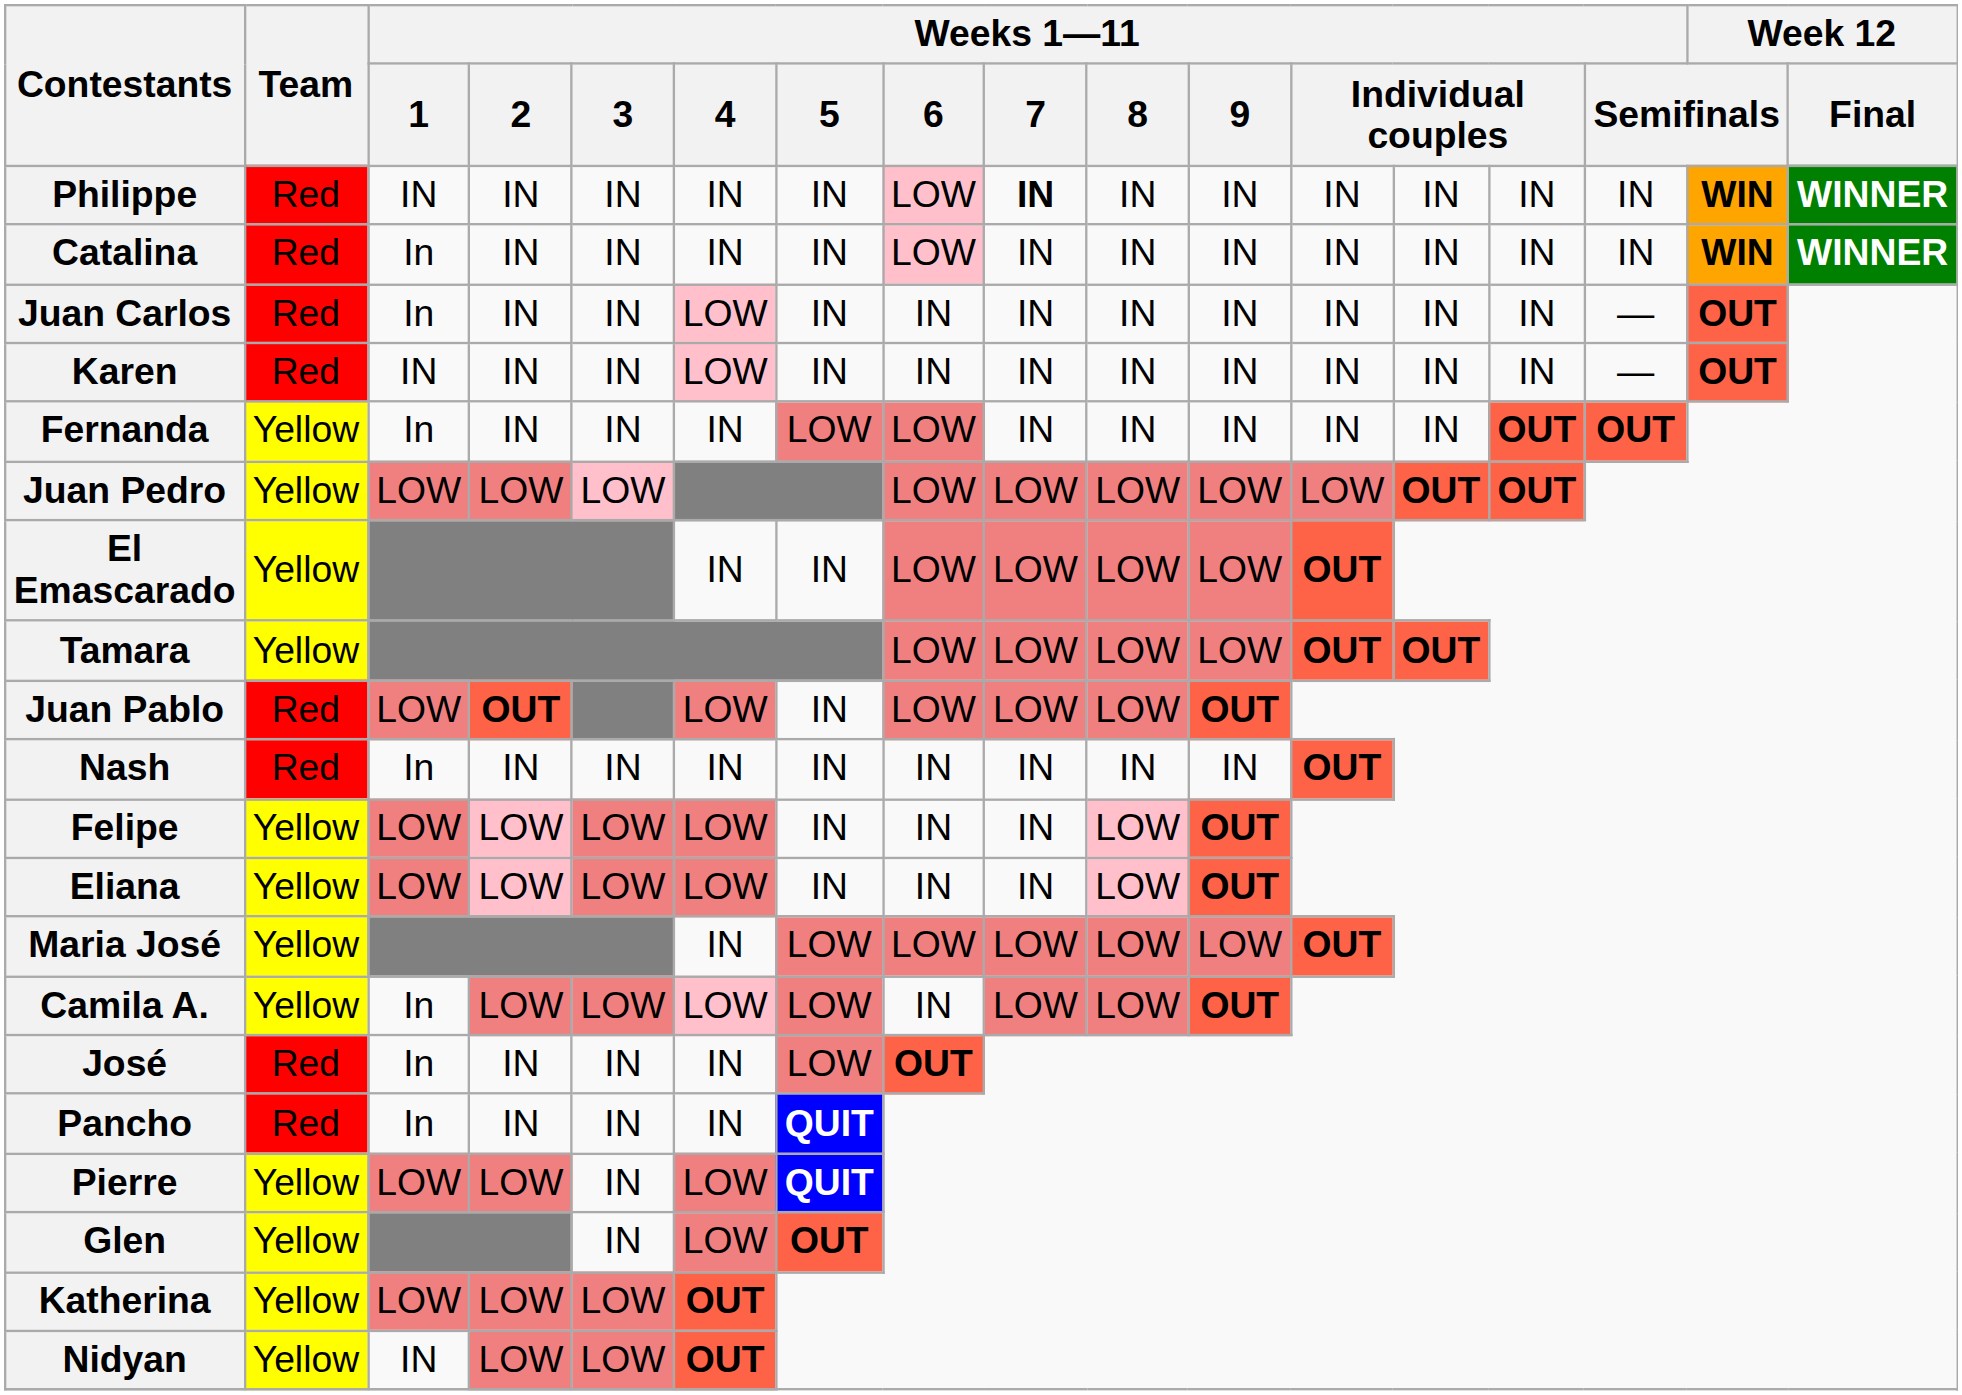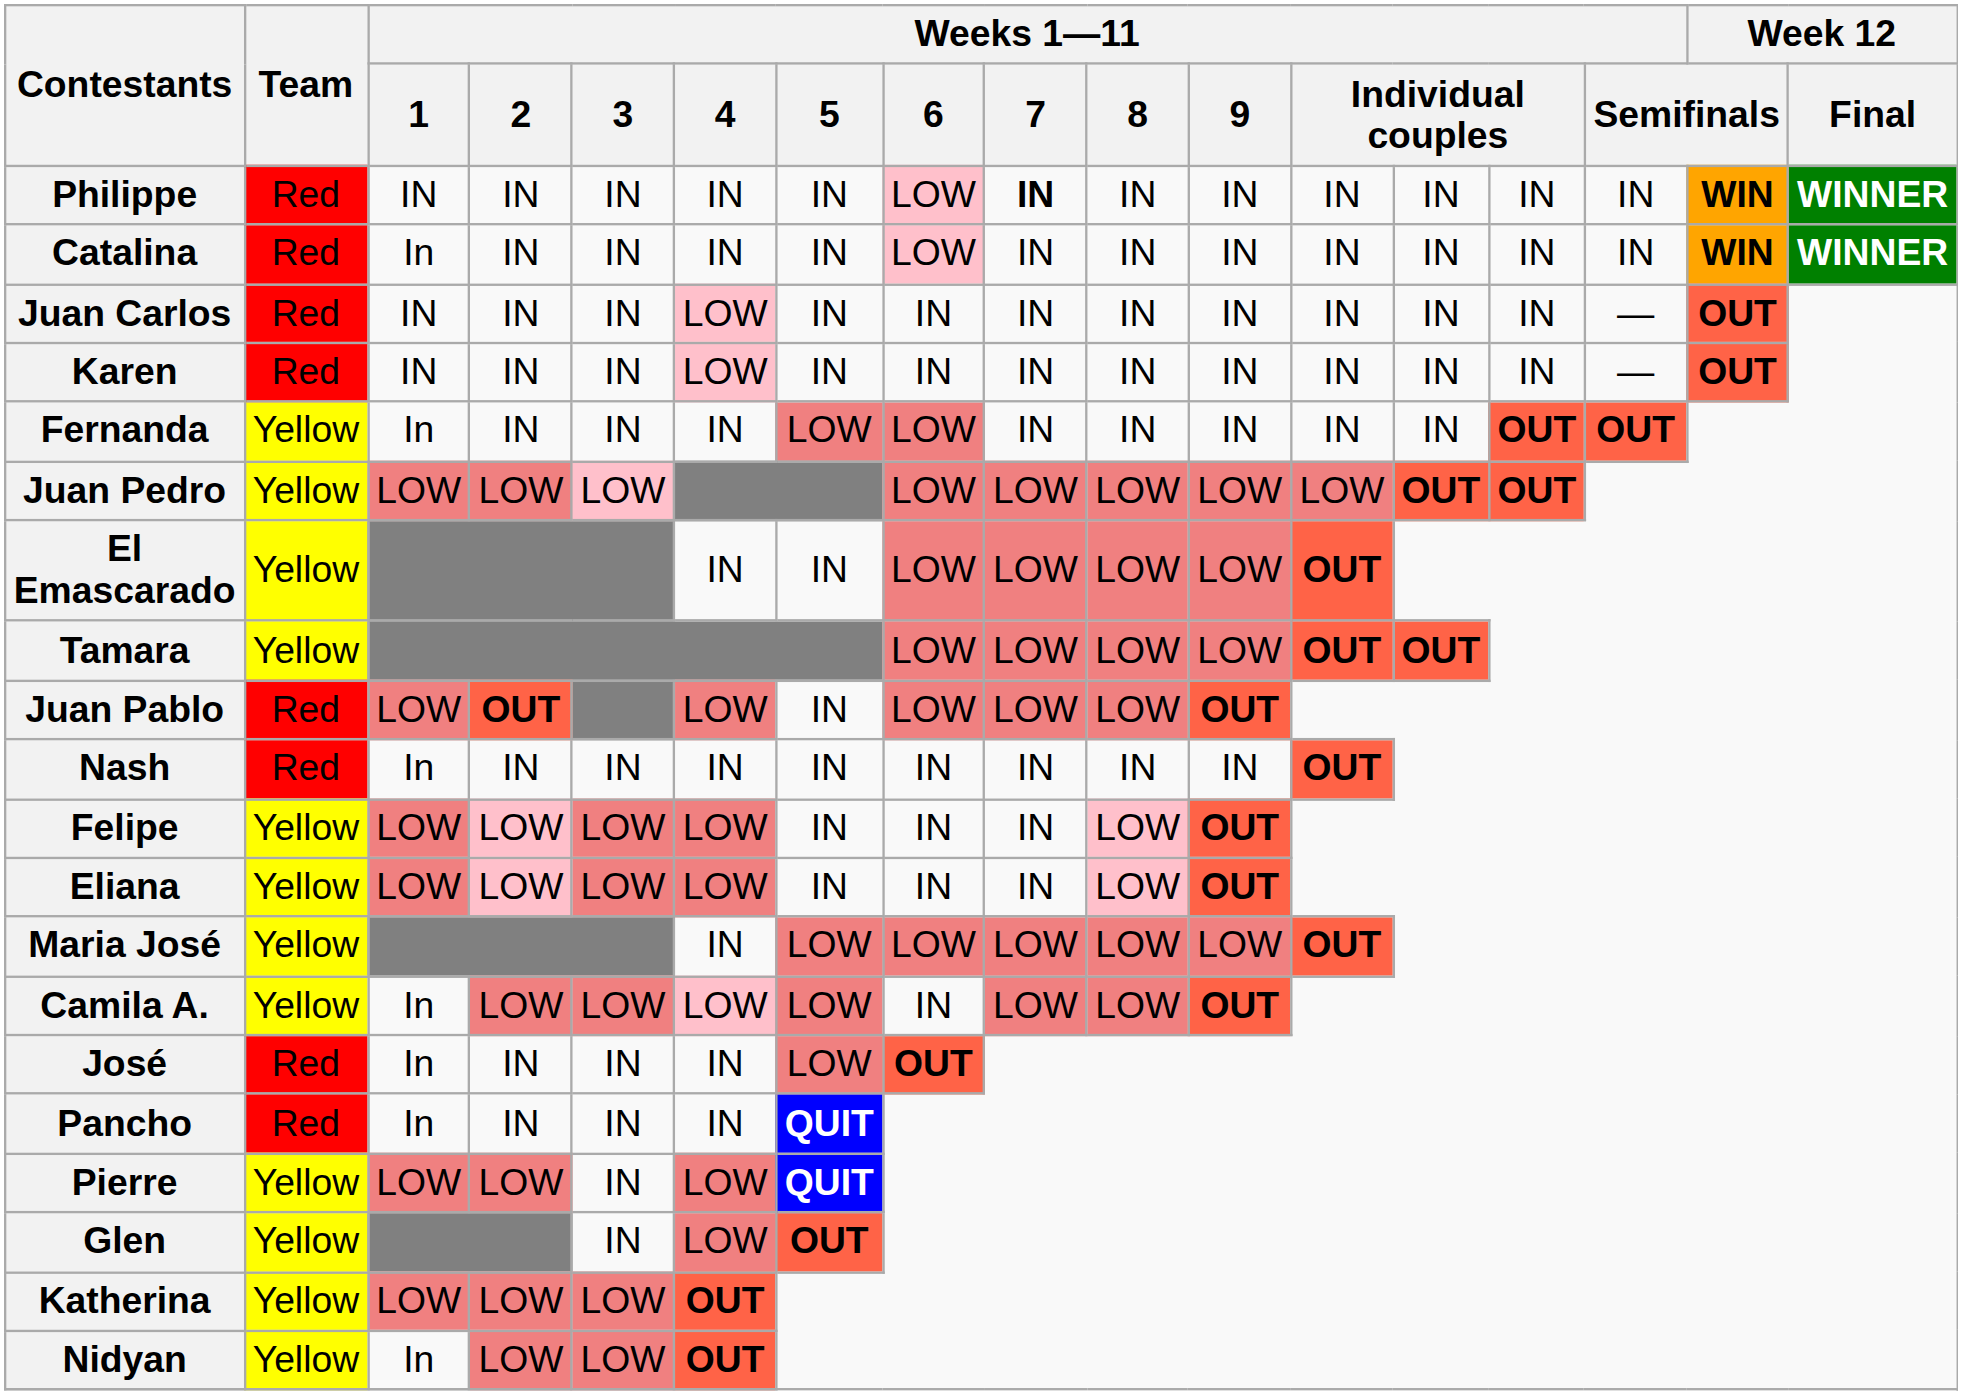(419, 312) In -> (419, 312) IN
(419, 1359) IN -> (419, 1359) In
